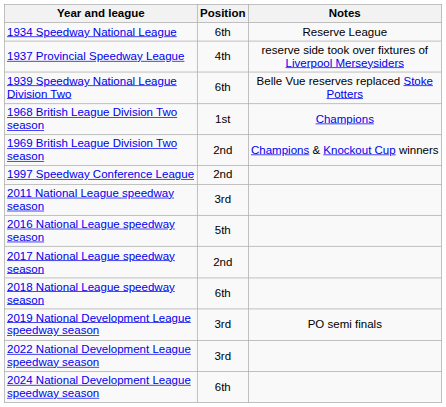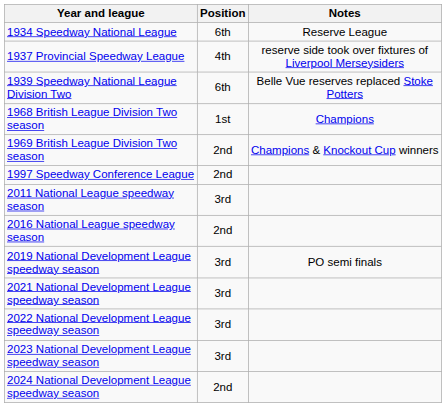(223, 231) 5th -> (223, 231) 2nd
- row: (91, 262)
- row: (91, 293)
+ row: (99, 293)
+ row: (99, 355)
(223, 387) 6th -> (223, 387) 2nd
